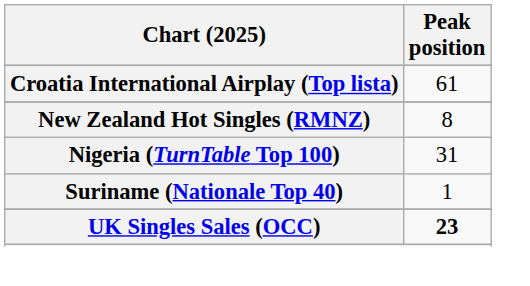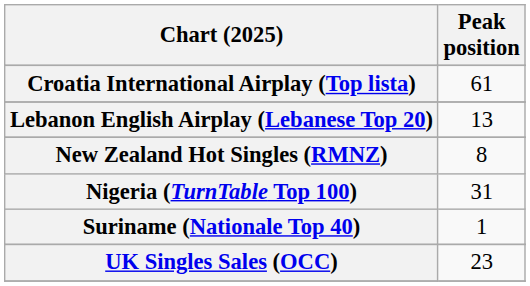+ row: (221, 119)
(447, 226) bold -> (482, 262) normal
